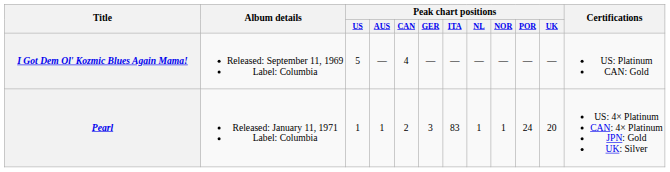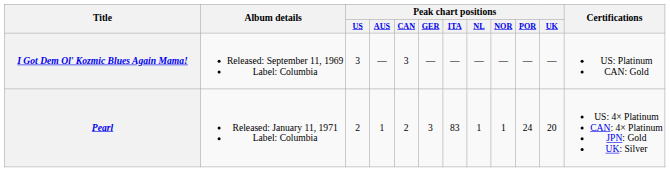(358, 61) 5 -> (358, 61) 3
(406, 61) 4 -> (406, 61) 3
(358, 128) 1 -> (358, 128) 2
